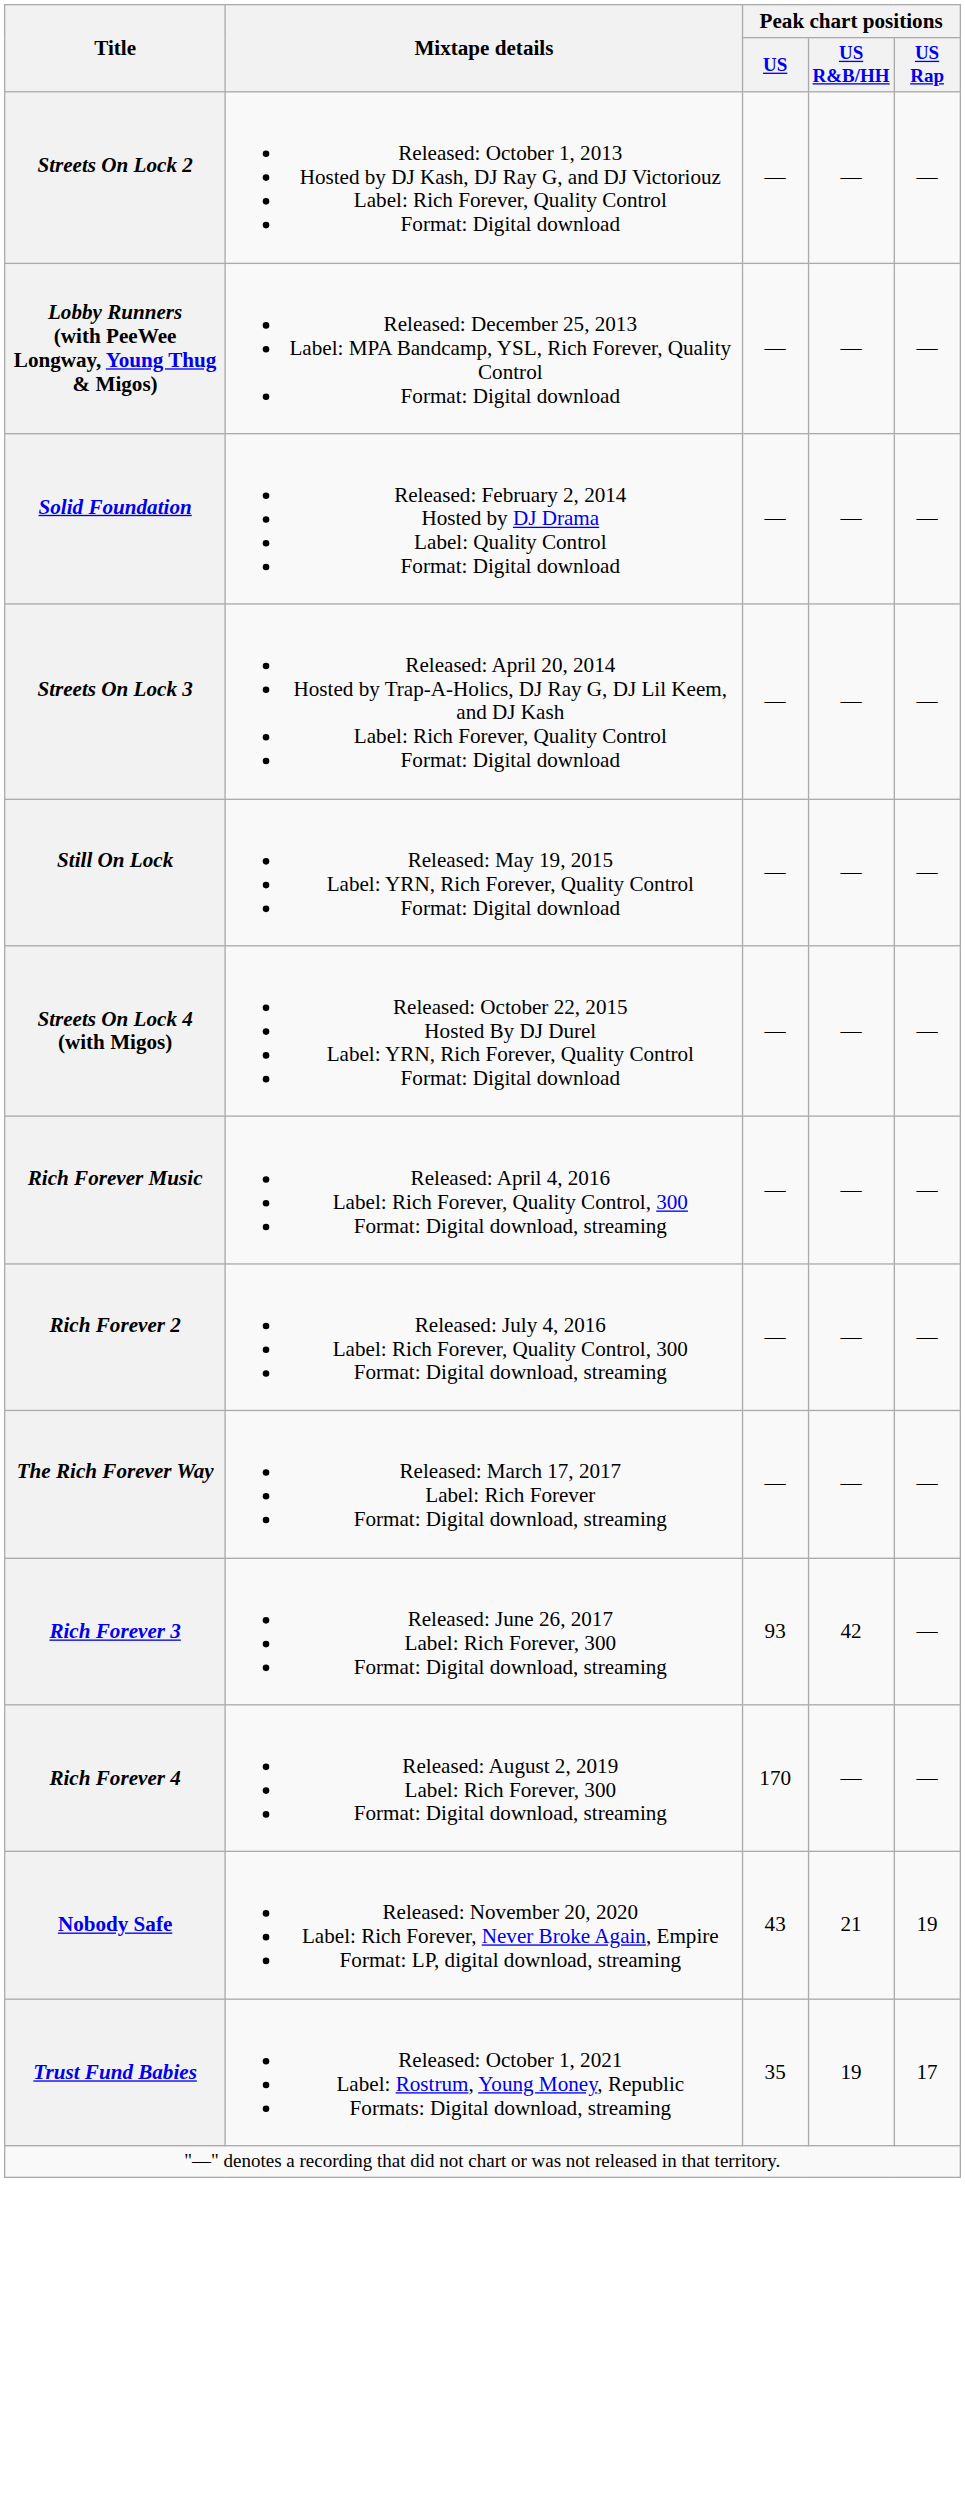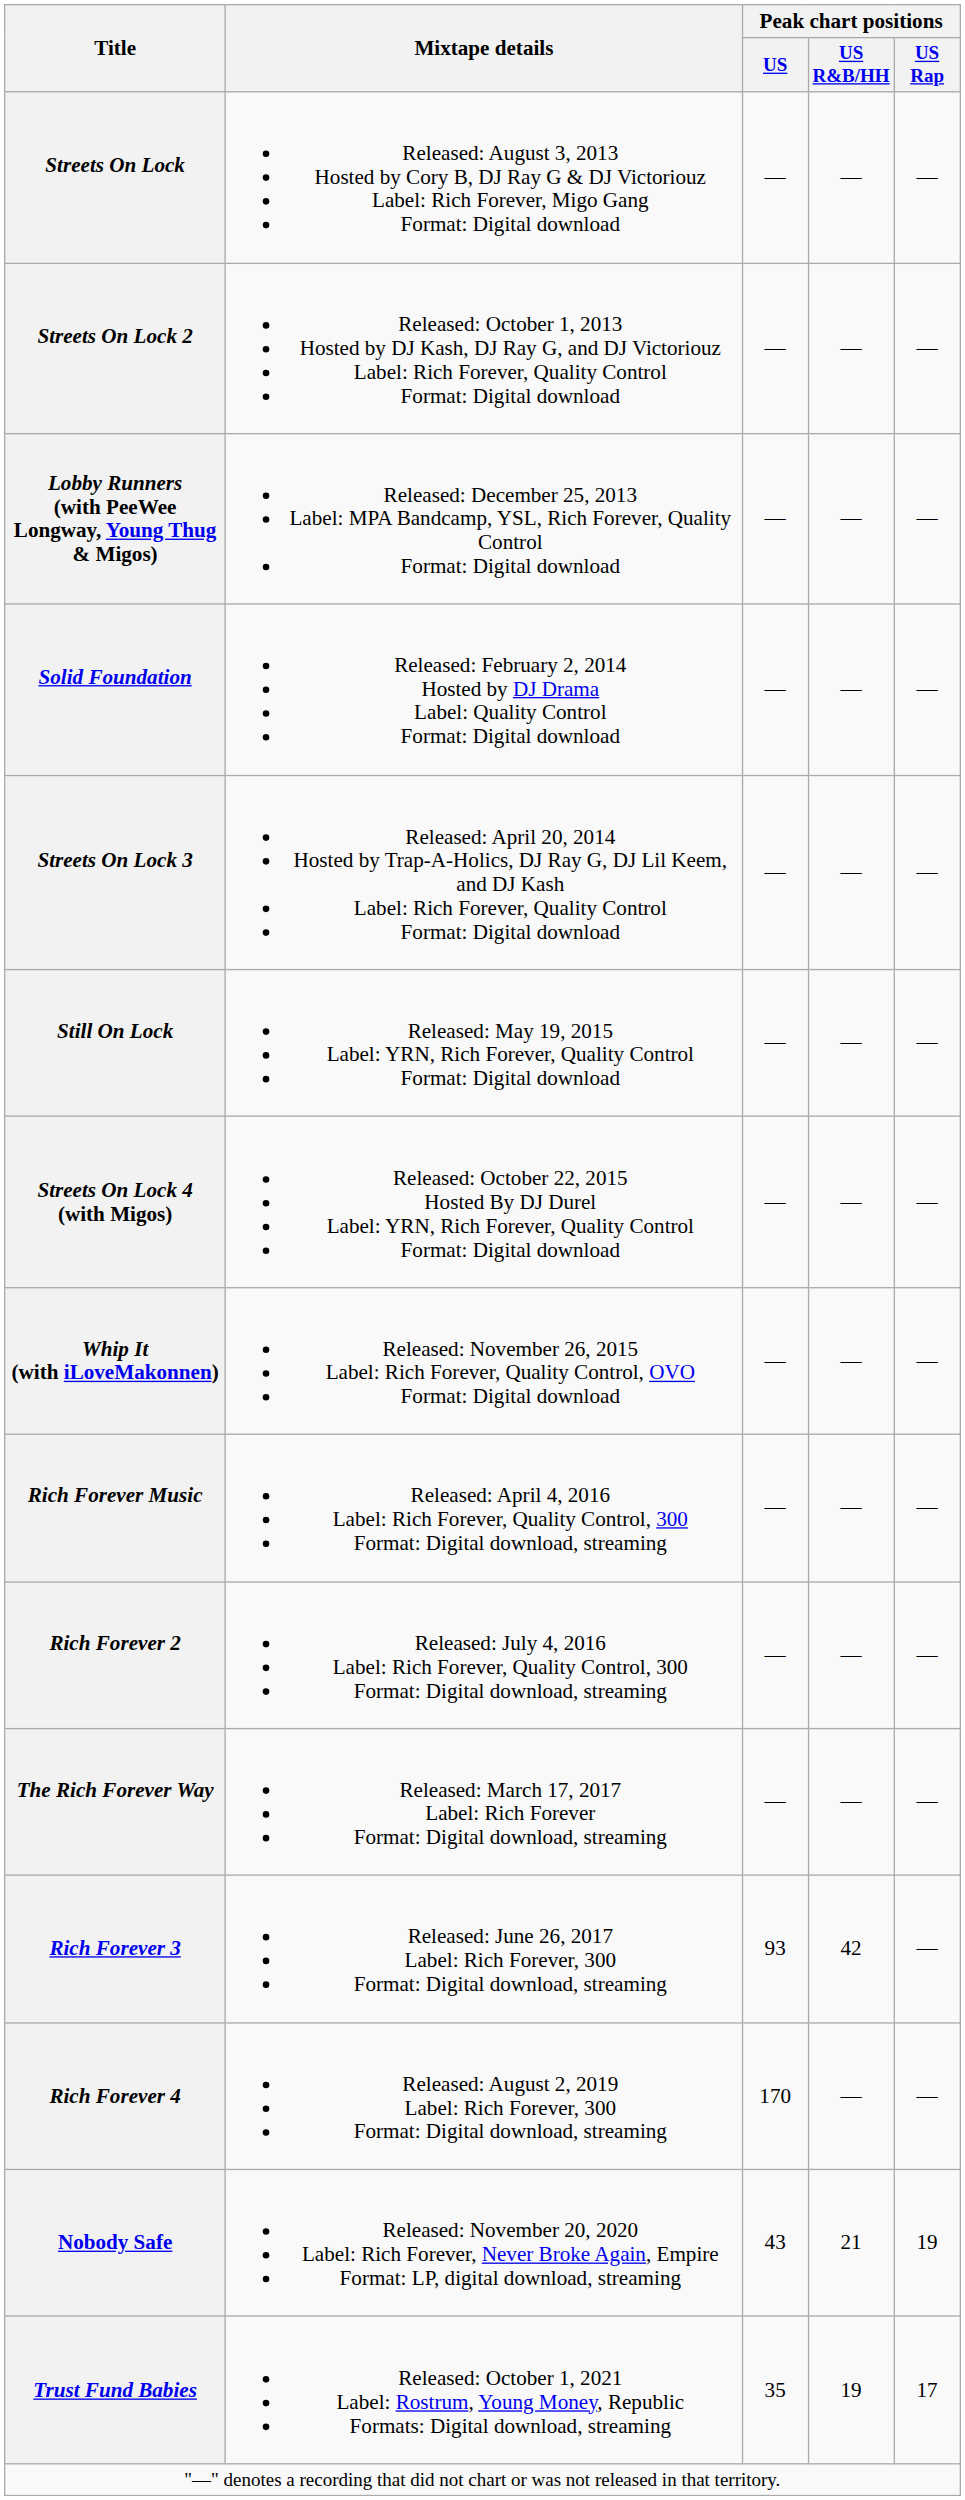+ row: (115, 165)
+ row: (115, 1360)
